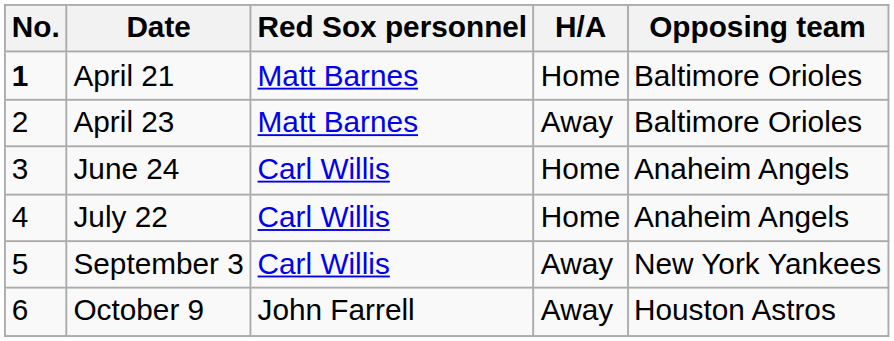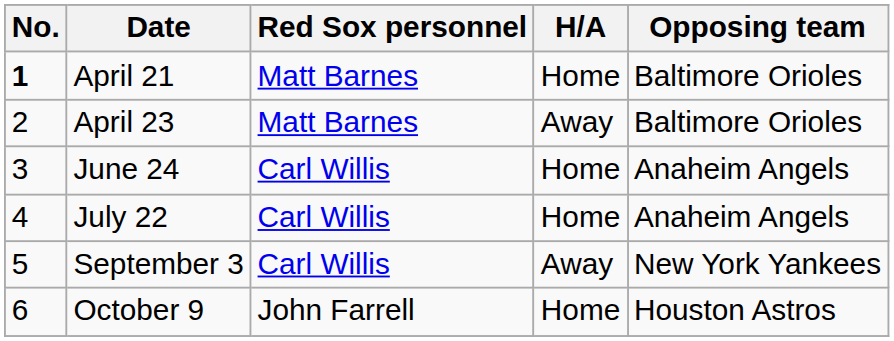(577, 311) Away -> (581, 311) Home
